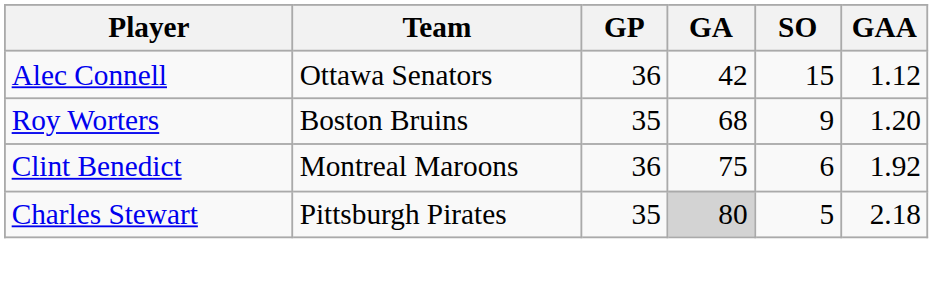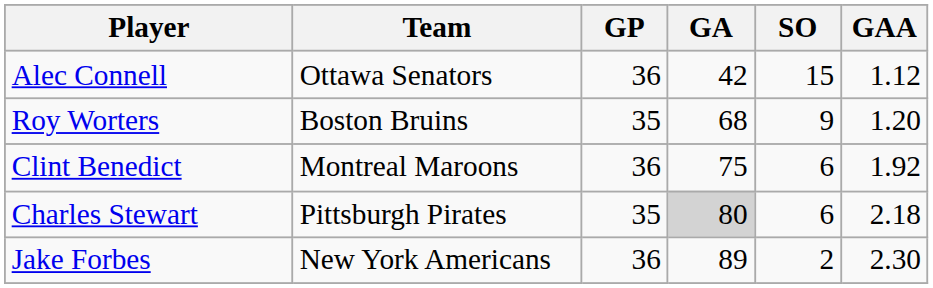(827, 213) 5 -> (827, 213) 6
+ row: (81, 259)
